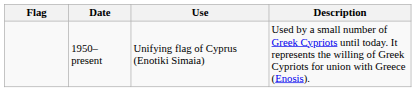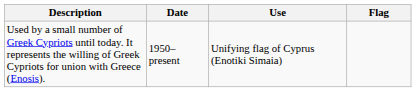columns swapped: (37, 13) <-> (340, 13)
